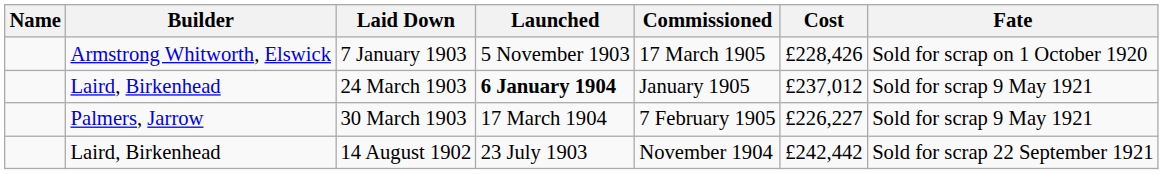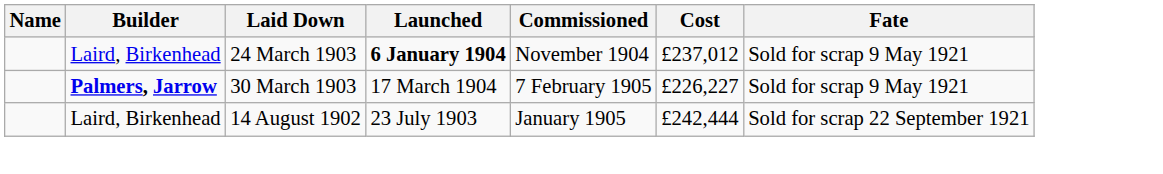- row: (404, 53)
(695, 86) January 1905 -> (582, 53) November 1904
(137, 119) normal -> (144, 86) bold
(706, 151) November 1904 -> (571, 119) January 1905
(824, 151) £242,442 -> (700, 119) £242,444
